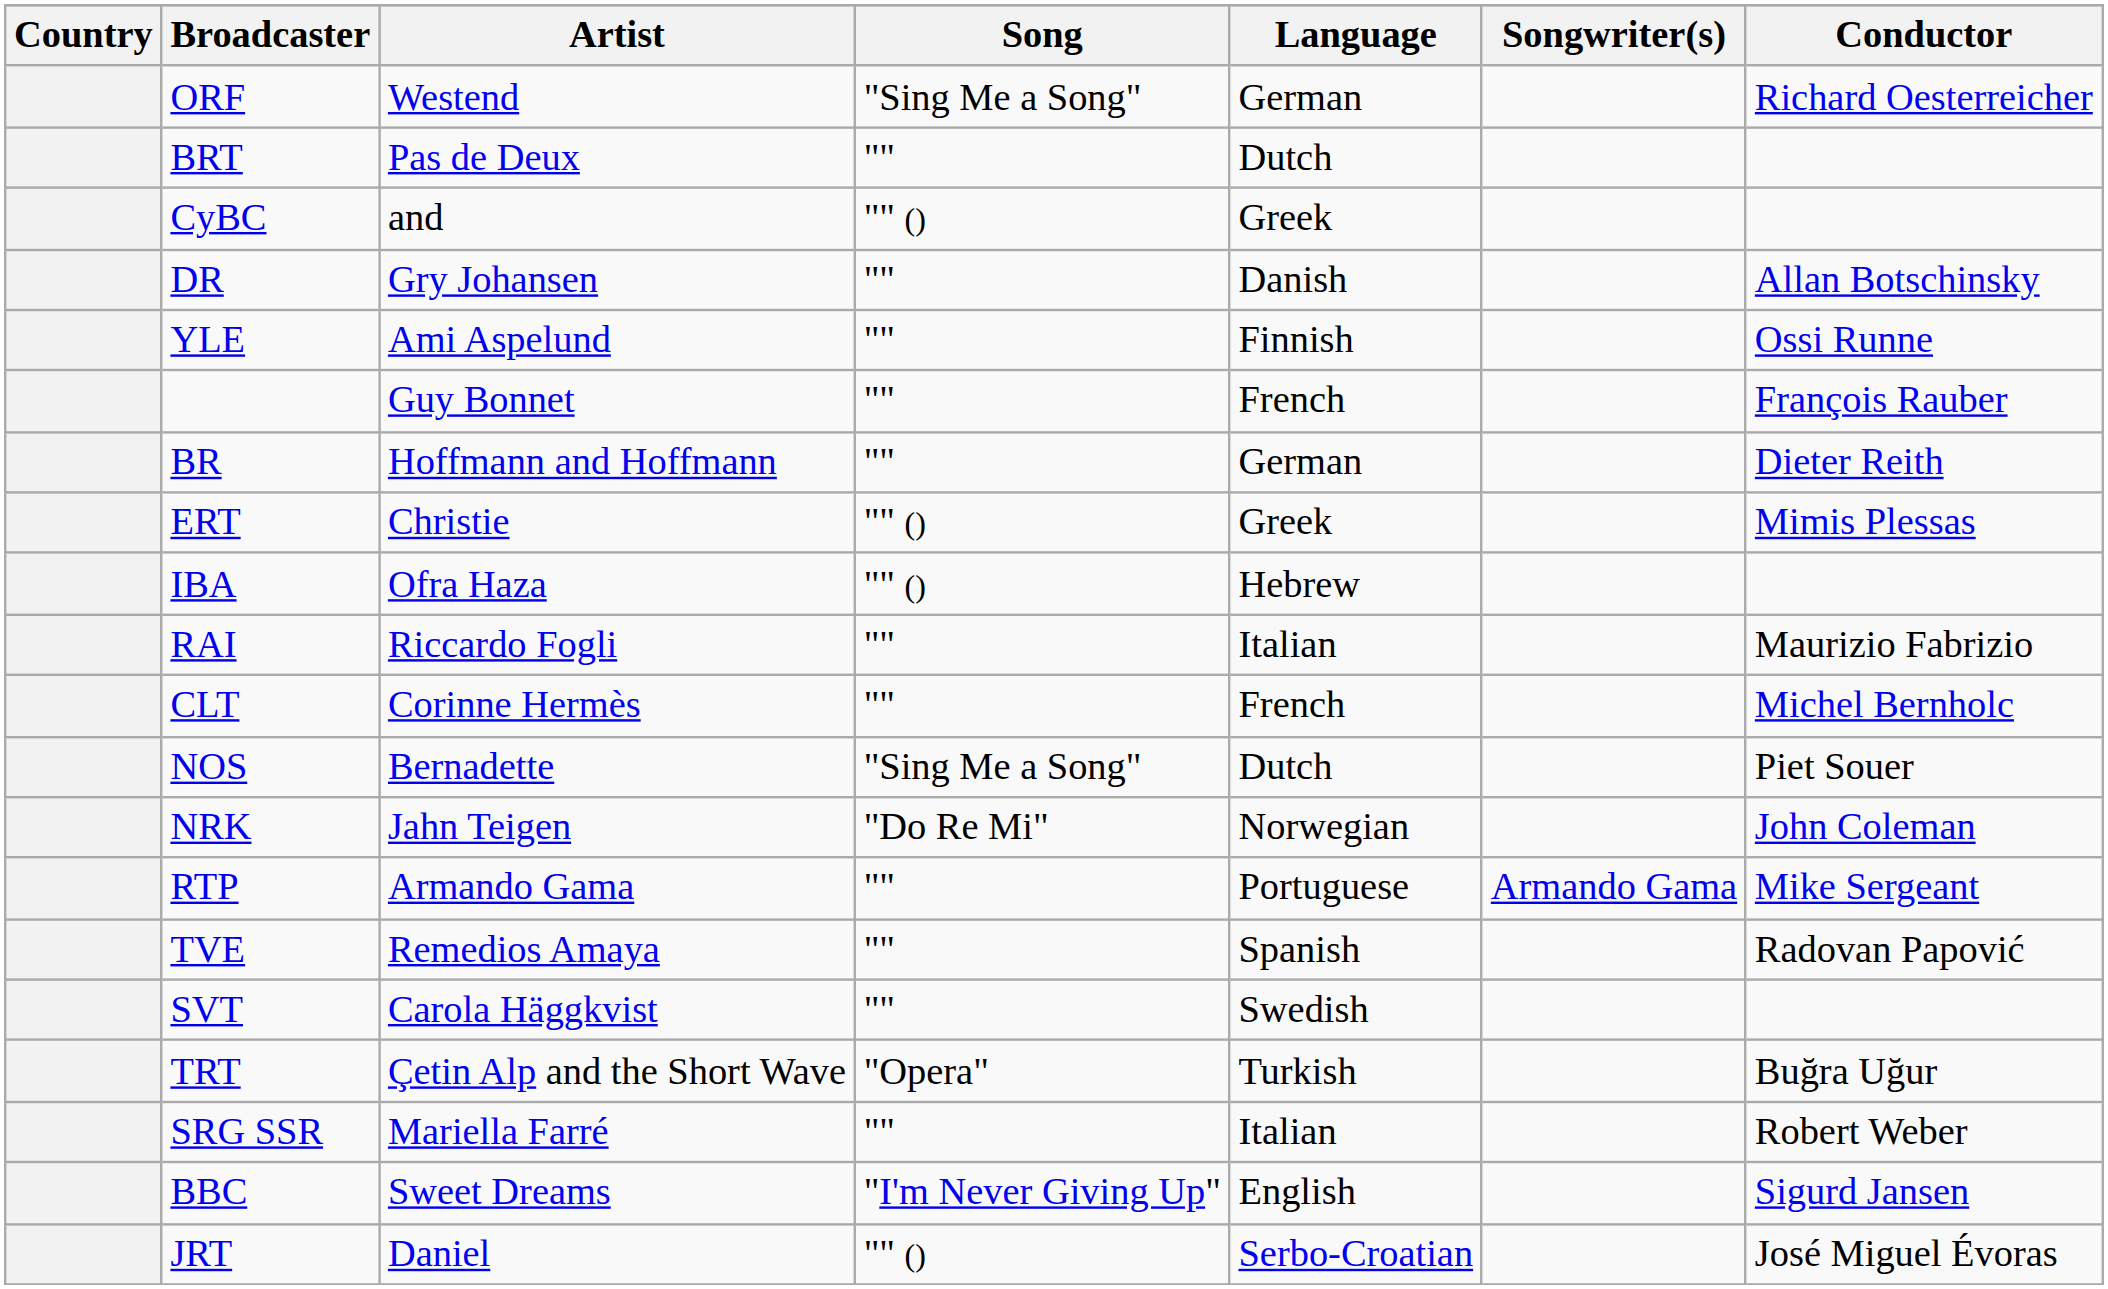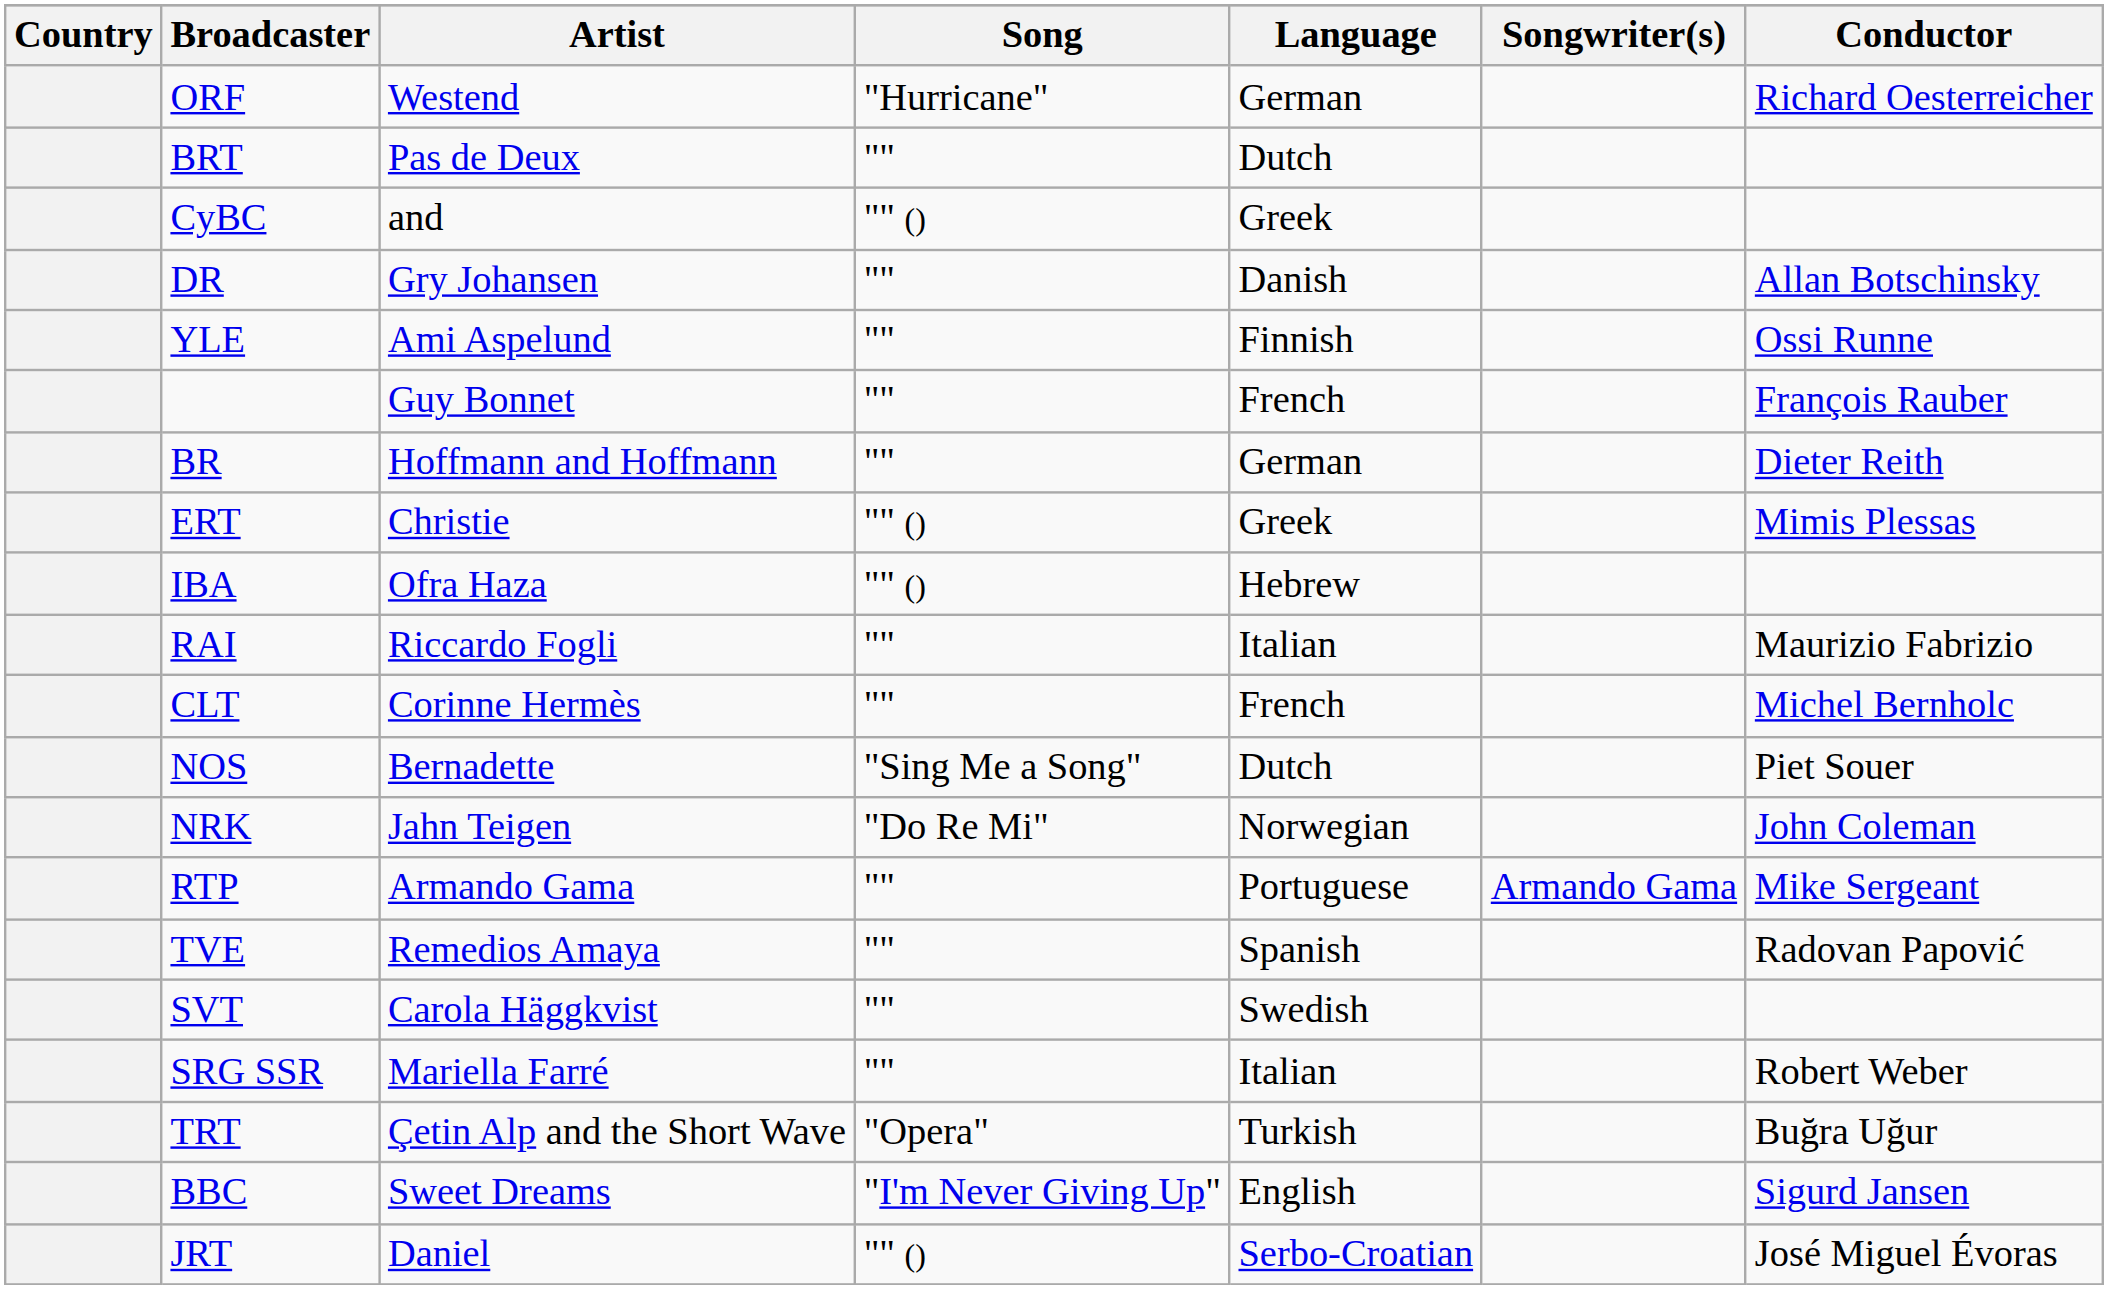(1003, 95) "Sing Me a Song" -> (956, 95) "Hurricane"
rows swapped: (247, 1131) <-> (206, 1070)
